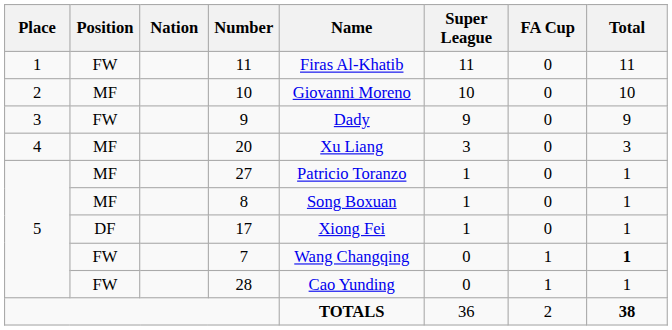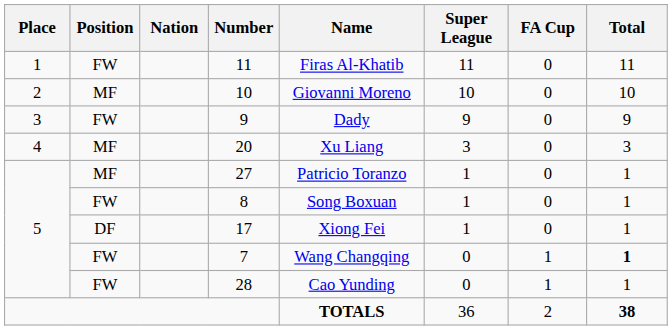(105, 201) MF -> (105, 201) FW
